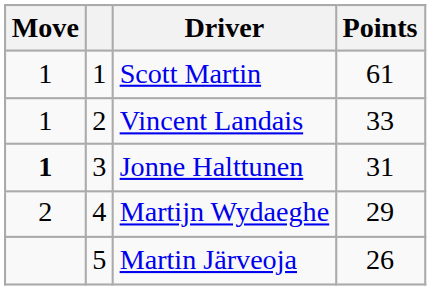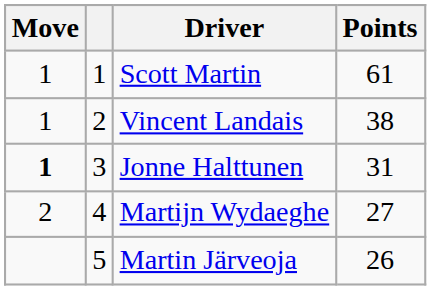(380, 120) 33 -> (380, 120) 38
(380, 213) 29 -> (380, 213) 27
